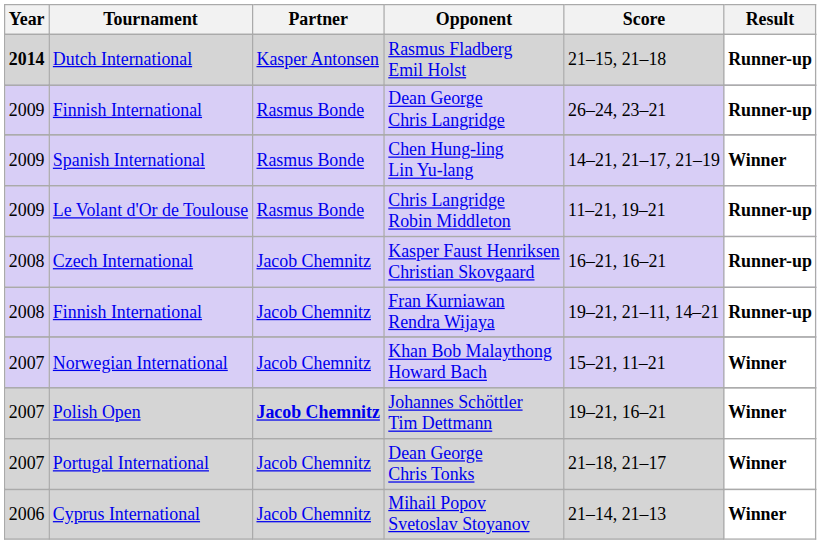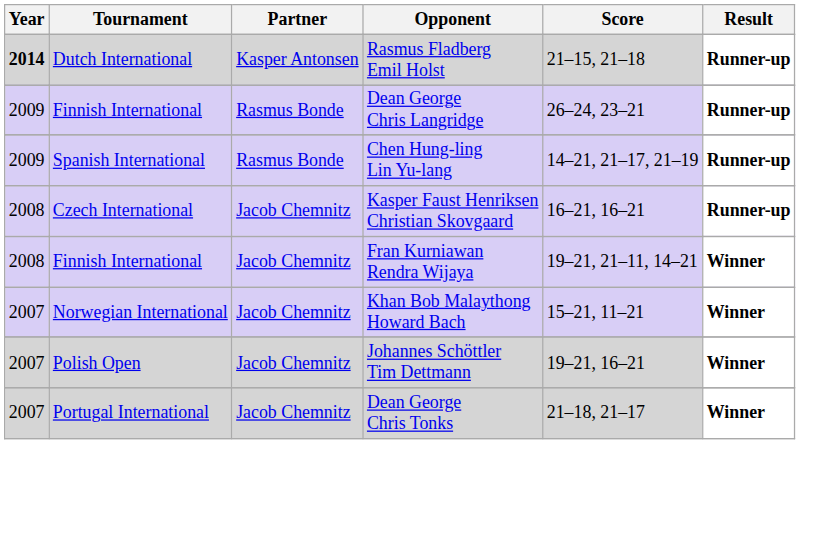(757, 160) Winner -> (749, 160) Runner-up
- row: (450, 211)
(770, 312) Runner-up -> (736, 261) Winner
(318, 413) bold -> (293, 362) normal
- row: (459, 514)
